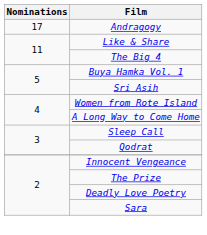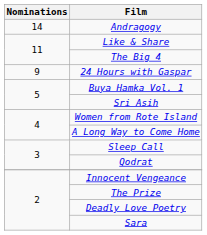(37, 27) 17 -> (37, 27) 14
+ row: (136, 72)
